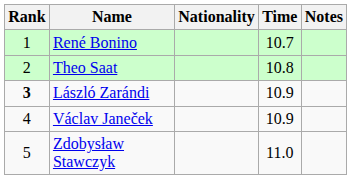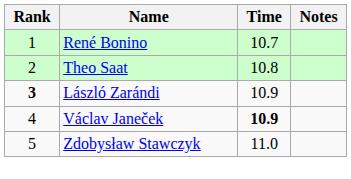- column: (217, 17)
(280, 118) normal -> (264, 118) bold
